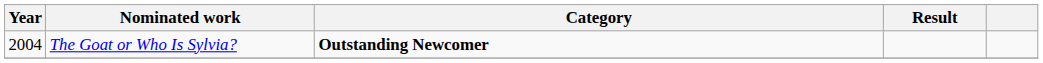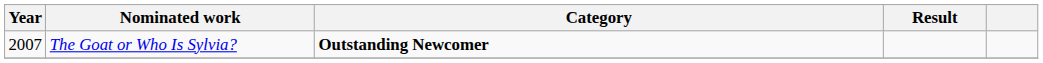(25, 44) 2004 -> (25, 44) 2007
